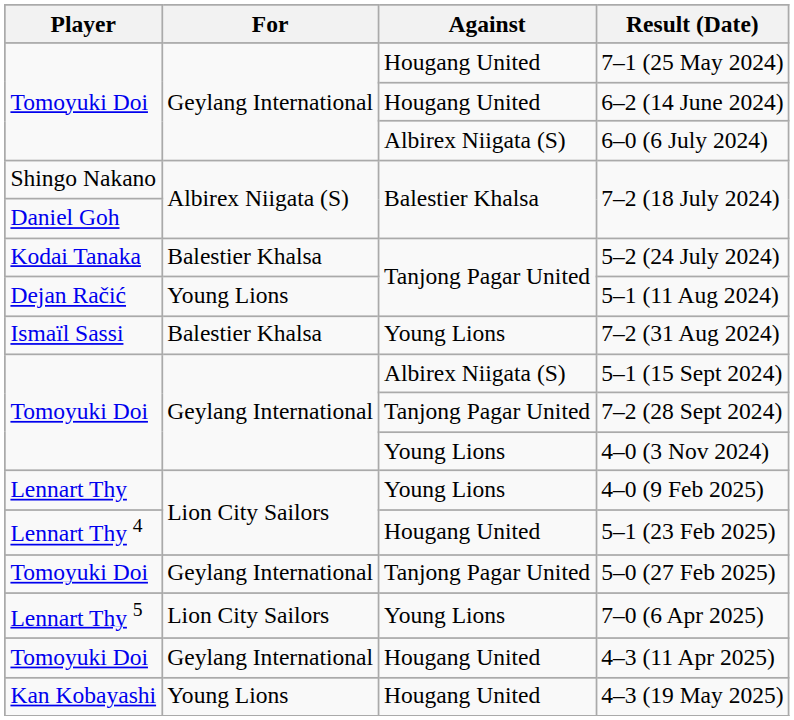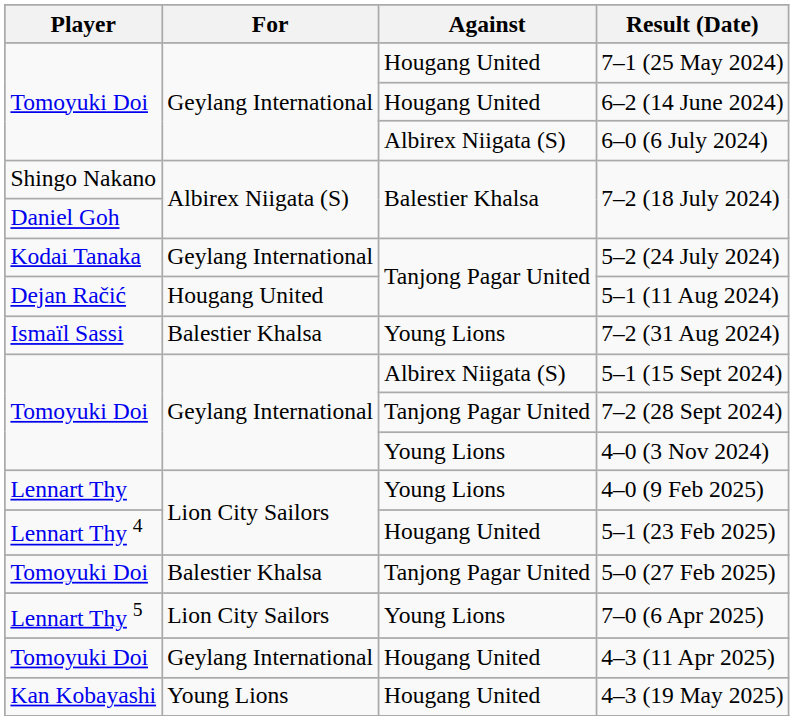(245, 256) Balestier Khalsa -> (270, 256) Geylang International
(228, 295) Young Lions -> (245, 295) Hougang United
(270, 573) Geylang International -> (245, 573) Balestier Khalsa
